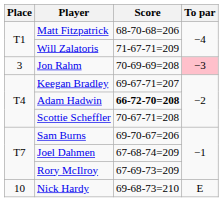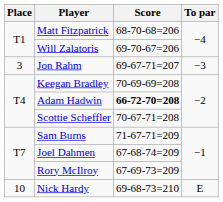(148, 48) 71-67-71=209 -> (148, 48) 69-70-67=206
(148, 65) 70-69-69=208 -> (148, 65) 69-67-71=207
(200, 65) pink background -> (200, 65) no background
(148, 83) 69-67-71=207 -> (148, 83) 70-69-69=208
(148, 135) 69-70-67=206 -> (148, 135) 71-67-71=209
